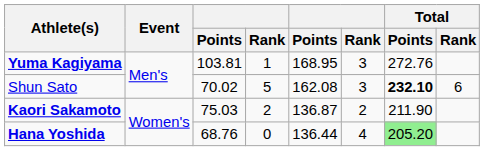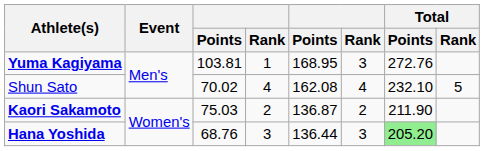(267, 87) 5 -> (267, 87) 4
(363, 87) 3 -> (363, 87) 4
(410, 87) bold -> (410, 87) normal
(458, 87) 6 -> (458, 87) 5
(267, 134) 0 -> (267, 134) 3
(363, 134) 4 -> (363, 134) 3
